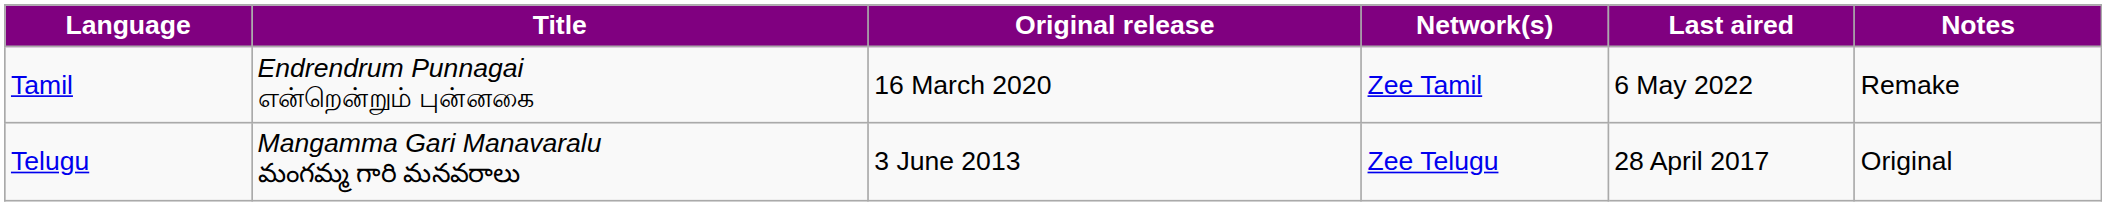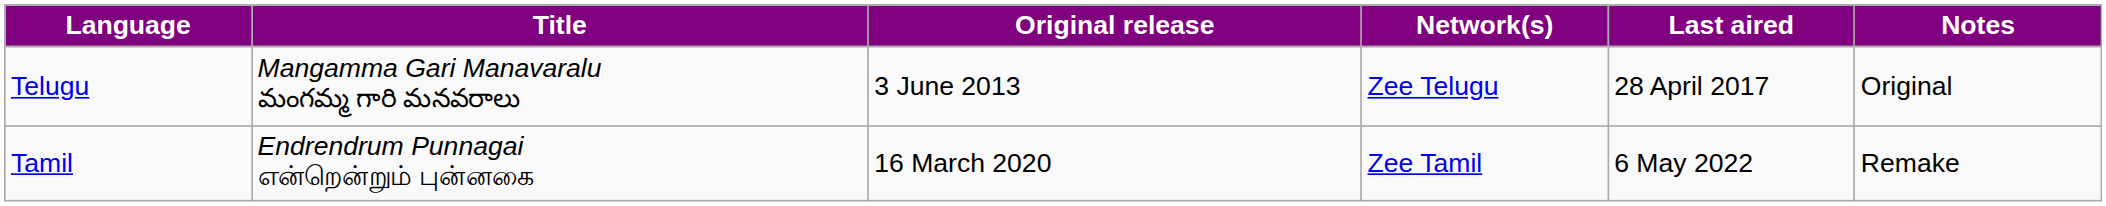rows swapped: (50, 161) <-> (42, 84)
